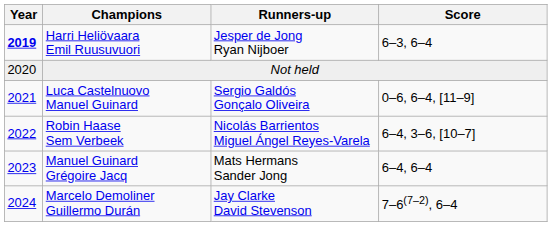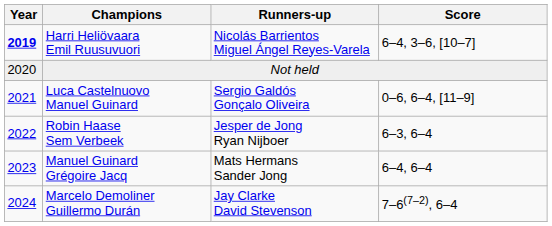(258, 42) Jesper de Jong Ryan Nijboer -> (292, 42) Nicolás Barrientos Miguel Ángel Reyes-Varela
(407, 42) 6–3, 6–4 -> (429, 42) 6–4, 3–6, [10–7]
(292, 133) Nicolás Barrientos Miguel Ángel Reyes-Varela -> (258, 133) Jesper de Jong Ryan Nijboer
(429, 133) 6–4, 3–6, [10–7] -> (407, 133) 6–3, 6–4
